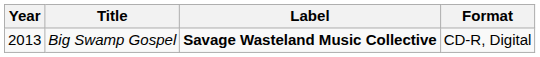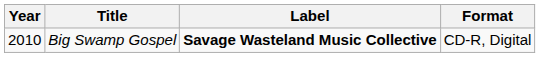(25, 40) 2013 -> (25, 40) 2010
